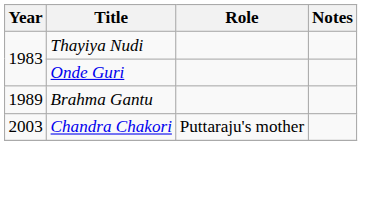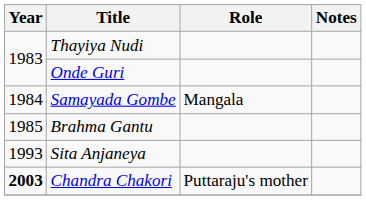+ row: (113, 99)
(26, 99) 1989 -> (26, 126) 1985
+ row: (98, 153)
(26, 126) normal -> (26, 180) bold
